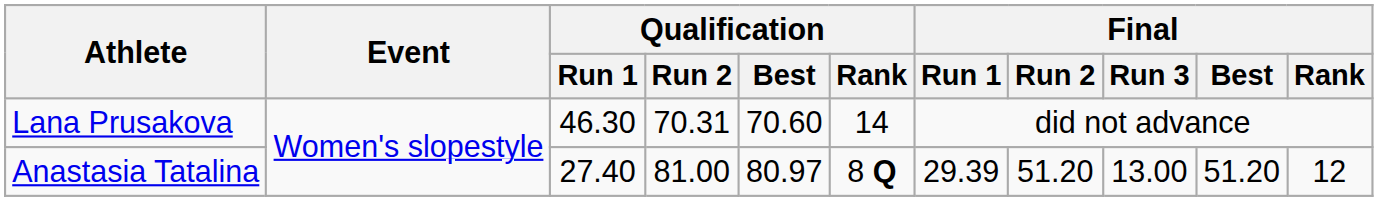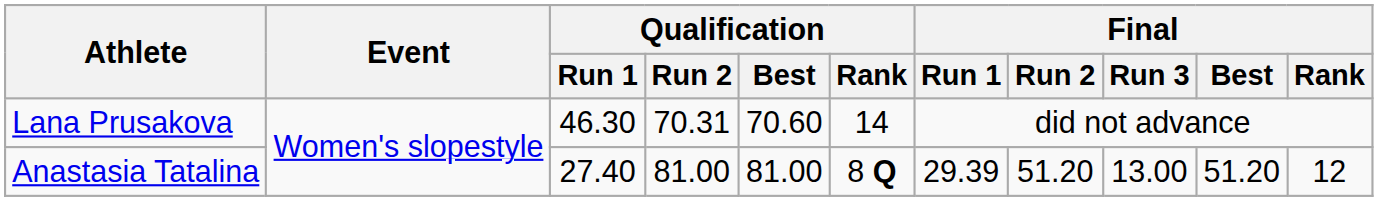(784, 172) 80.97 -> (784, 172) 81.00
